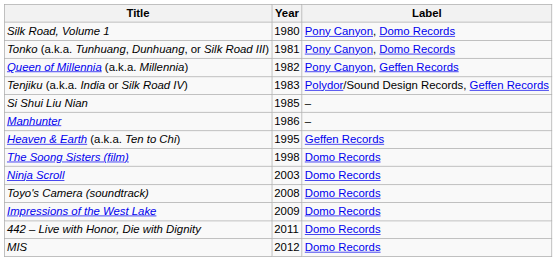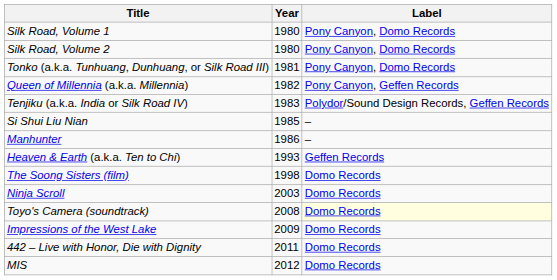+ row: (58, 49)
(287, 139) 1995 -> (287, 157) 1993
(343, 193) no background -> (343, 211) lightyellow background
